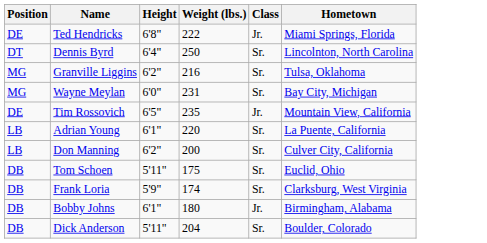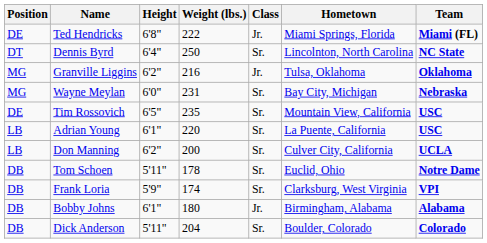+ column: (449, 14)
(258, 73) Sr. -> (257, 73) Jr.
(257, 112) Jr. -> (258, 112) Sr.
(191, 170) 175 -> (191, 170) 178
